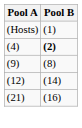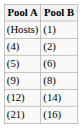(50, 47) bold -> (50, 47) normal
+ row: (13, 64)
